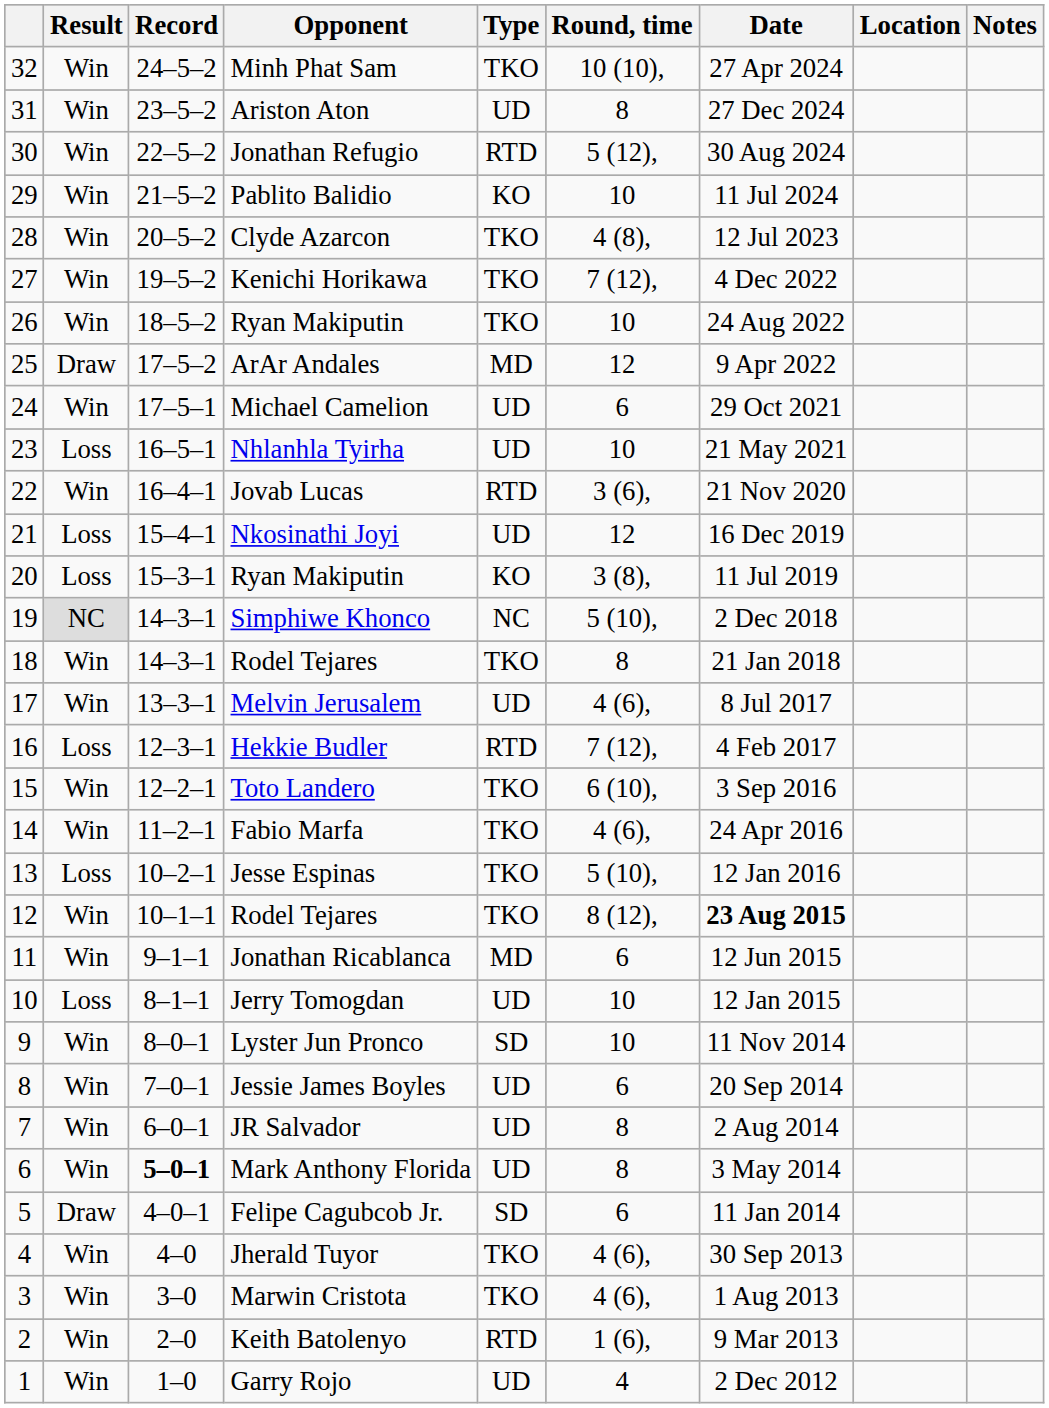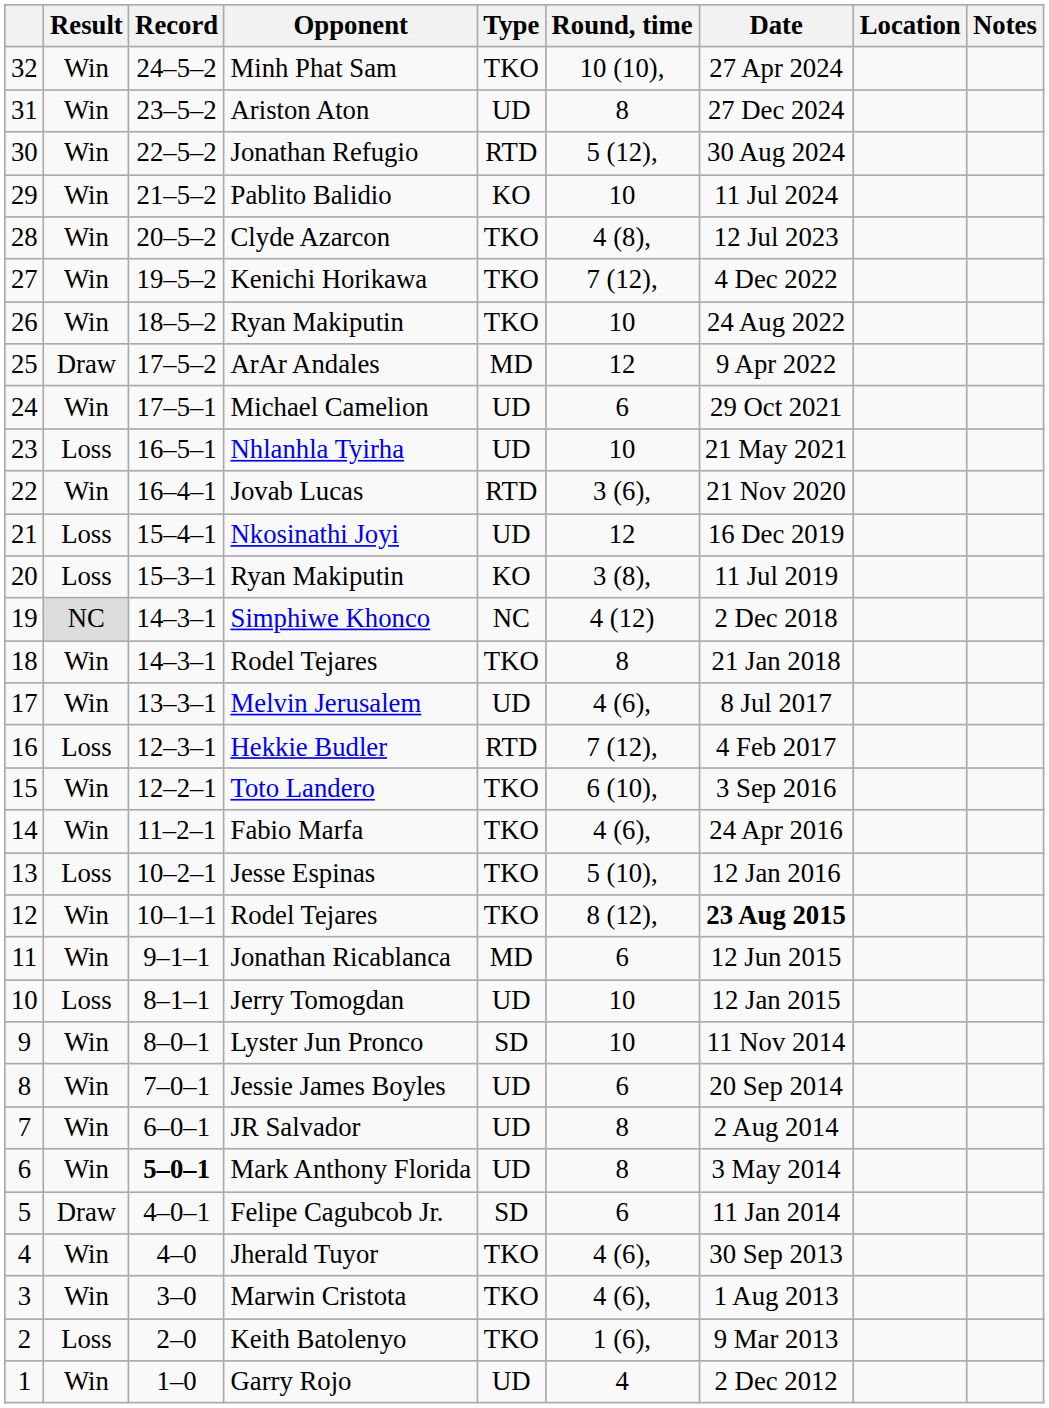(622, 618) 5 (10), -> (622, 618) 4 (12)
(86, 1339) Win -> (86, 1339) Loss
(511, 1339) RTD -> (511, 1339) TKO
